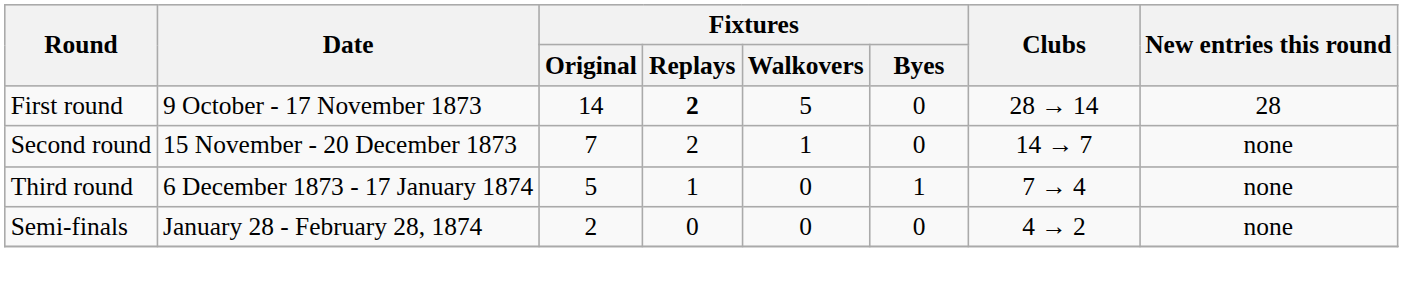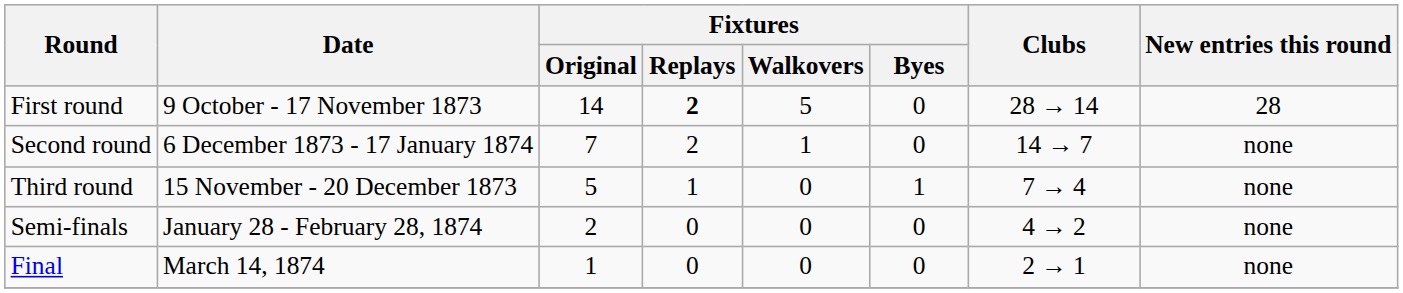(340, 145) 15 November - 20 December 1873 -> (348, 145) 6 December 1873 - 17 January 1874
(348, 186) 6 December 1873 - 17 January 1874 -> (340, 186) 15 November - 20 December 1873
+ row: (37, 266)
